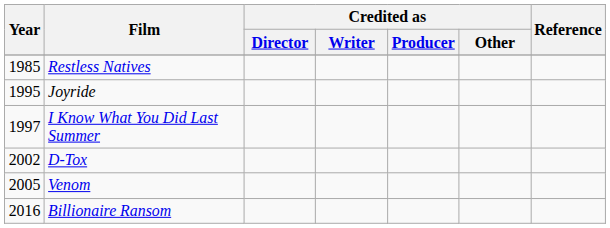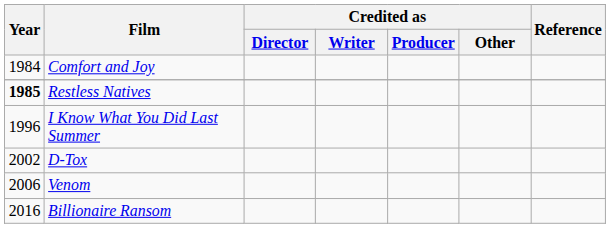+ row: (101, 67)
(24, 67) normal -> (24, 92) bold
- row: (72, 92)
(24, 126) 1997 -> (24, 126) 1996
(24, 185) 2005 -> (24, 185) 2006
